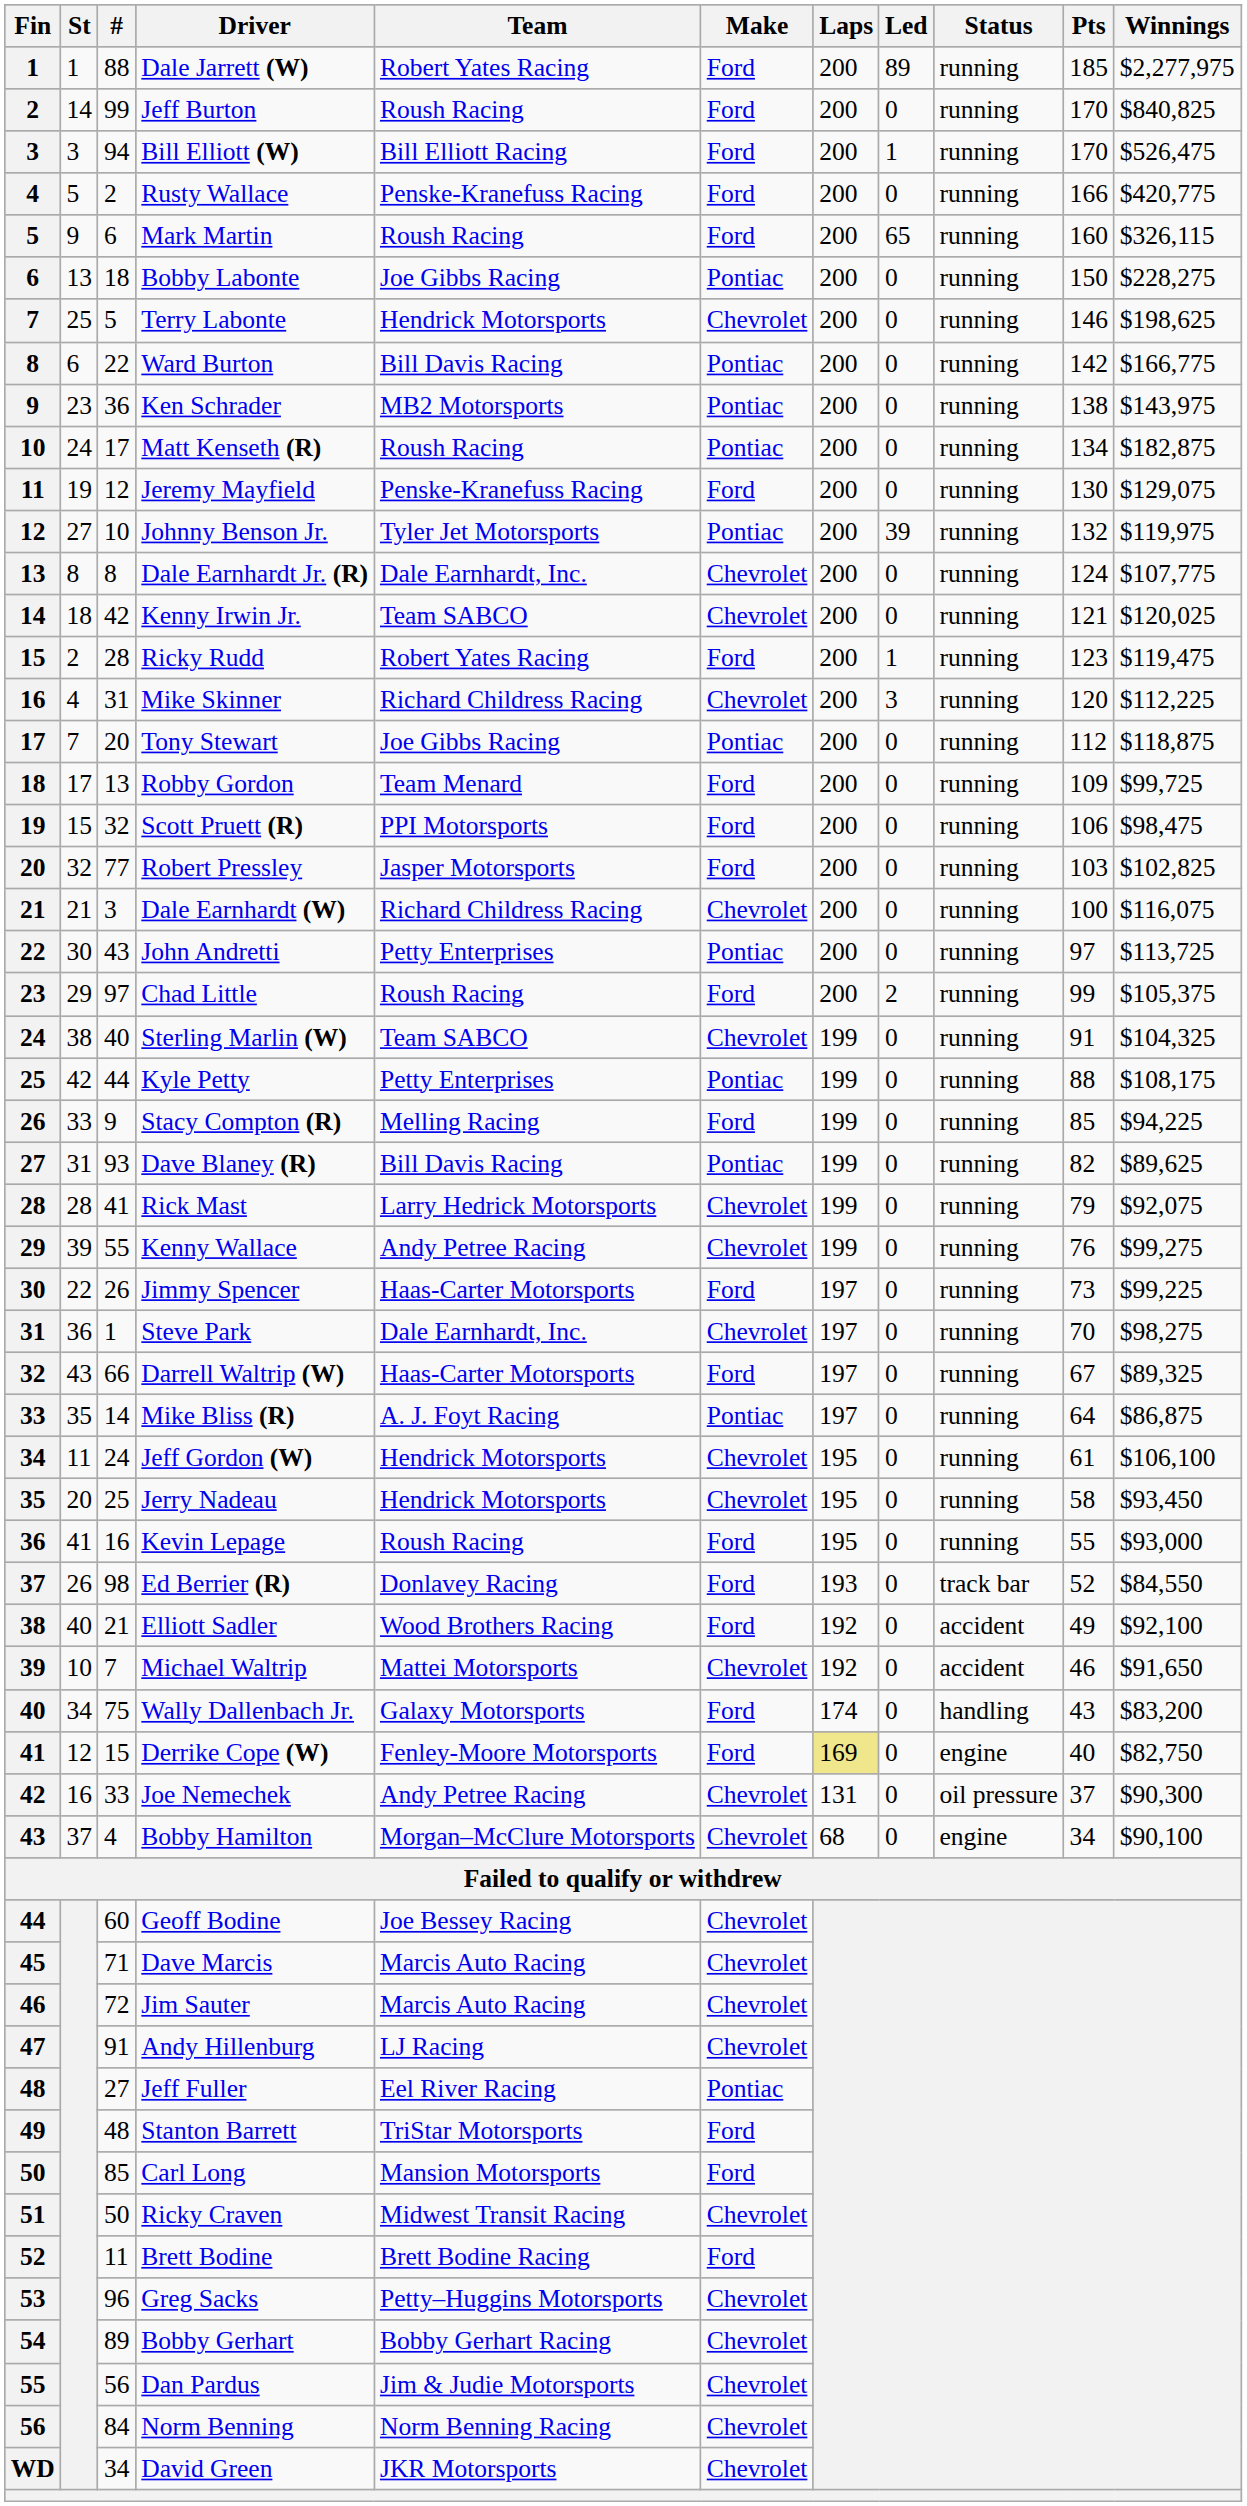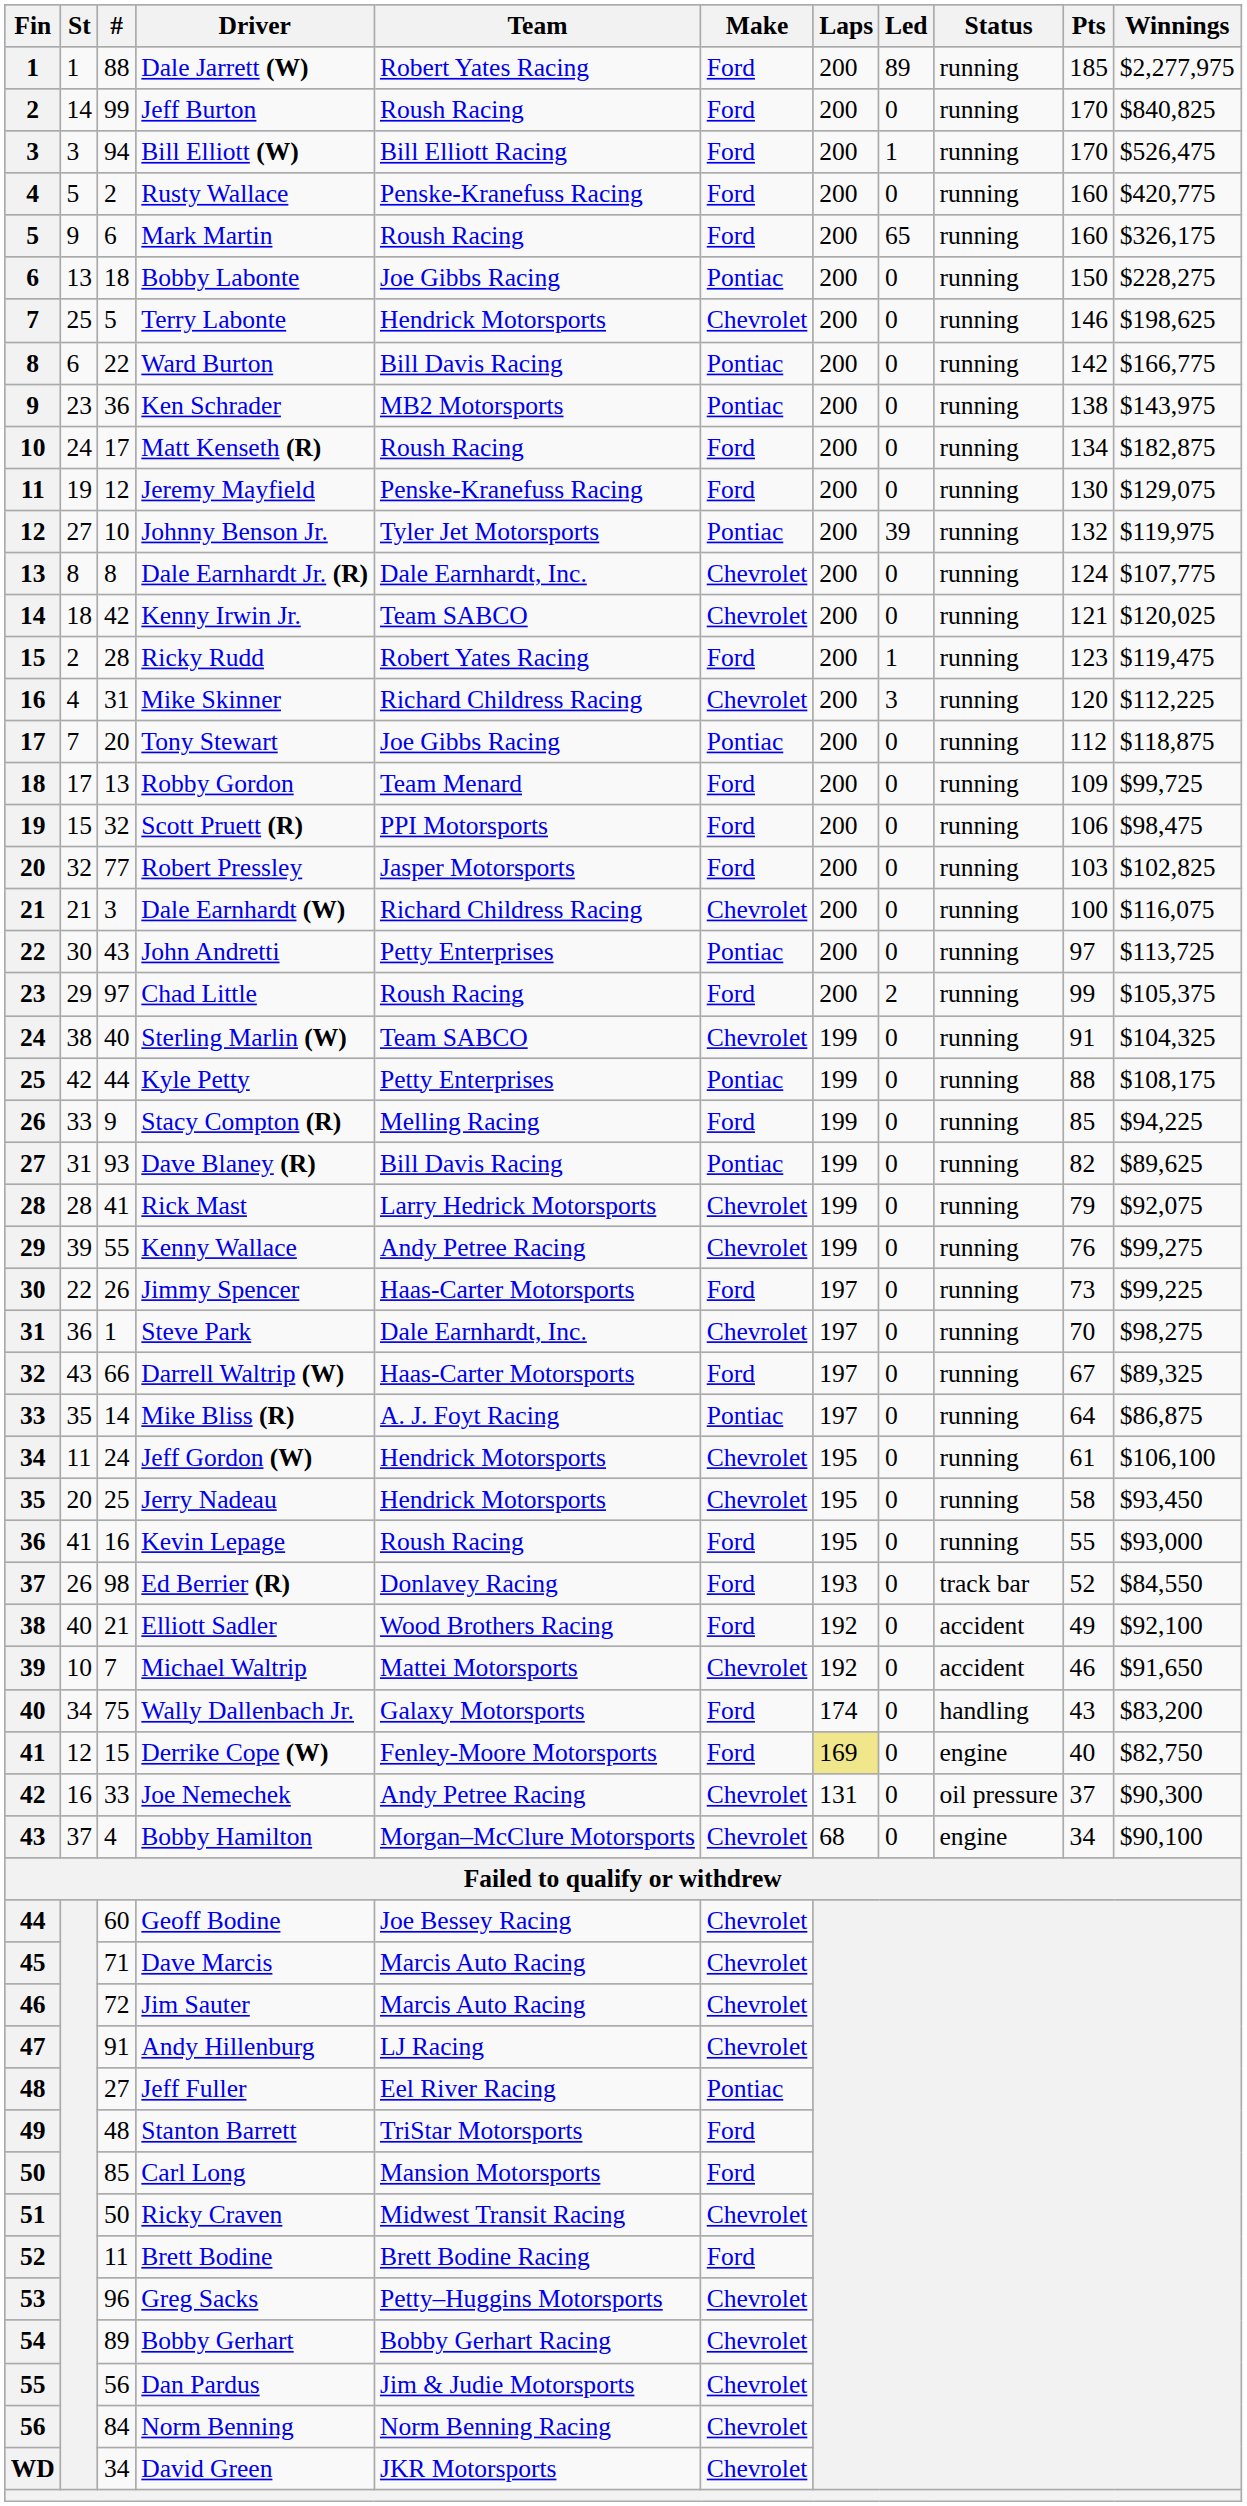(1089, 194) 166 -> (1089, 194) 160
(1167, 236) $326,115 -> (1168, 236) $326,175
(745, 446) Pontiac -> (731, 446) Ford
